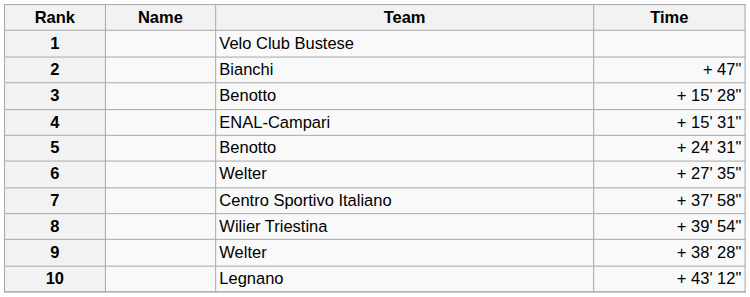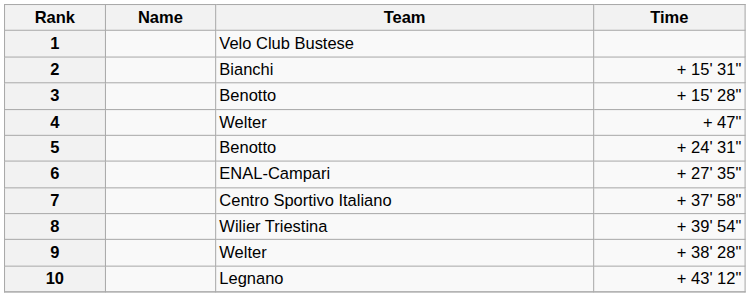(722, 69) + 47" -> (709, 69) + 15' 31"
(275, 122) ENAL-Campari -> (243, 122) Welter
(709, 122) + 15' 31" -> (722, 122) + 47"
(243, 174) Welter -> (275, 174) ENAL-Campari
